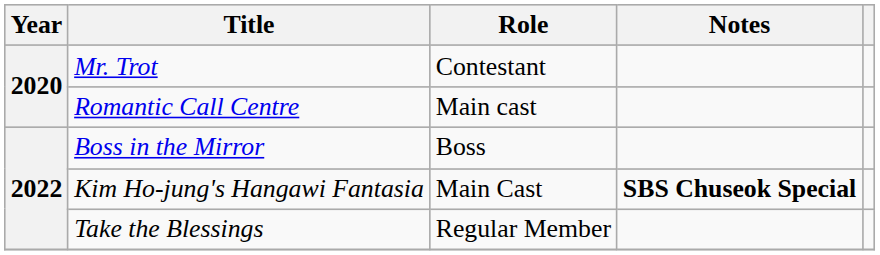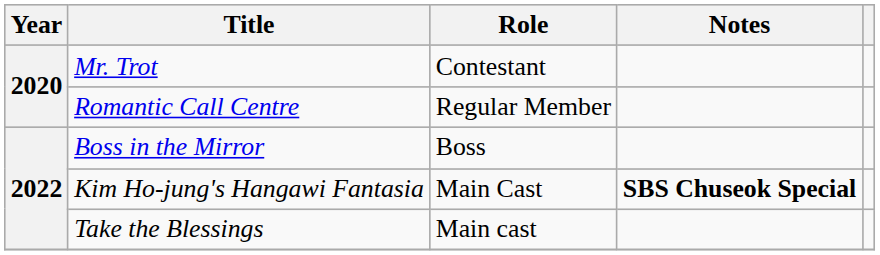(486, 106) Main cast -> (523, 106) Regular Member
(523, 229) Regular Member -> (486, 229) Main cast
